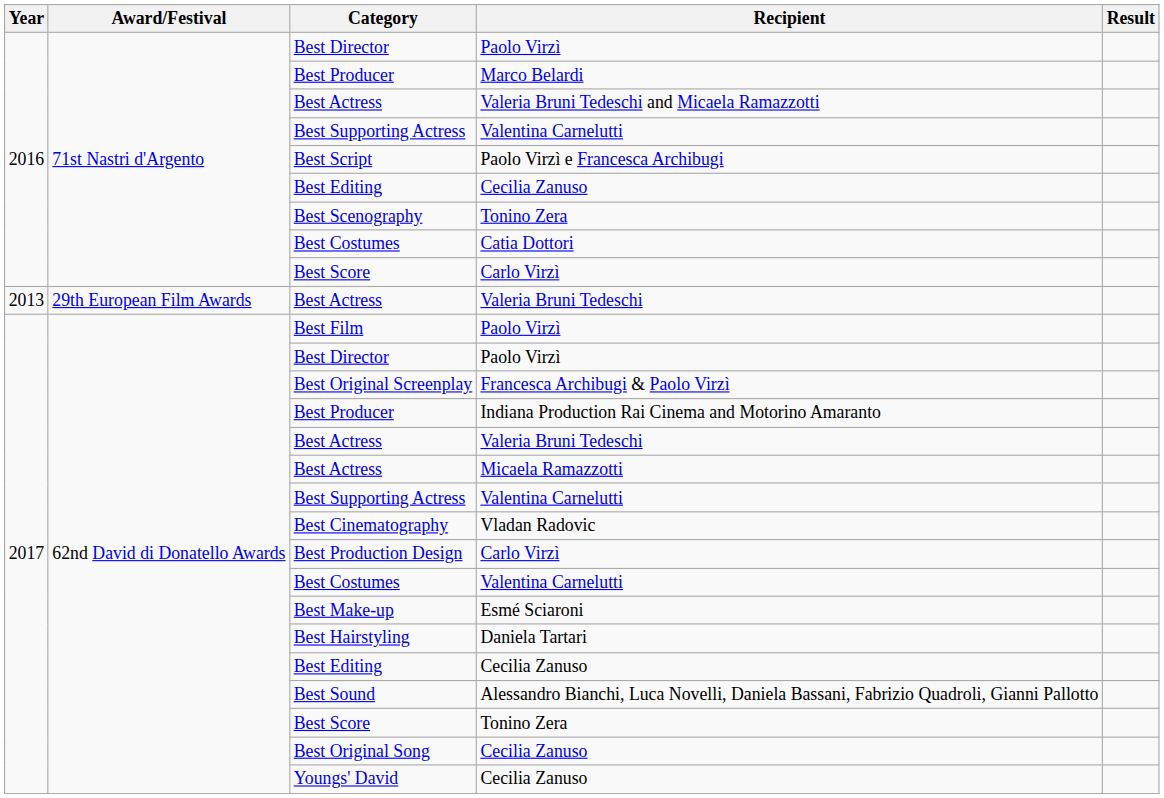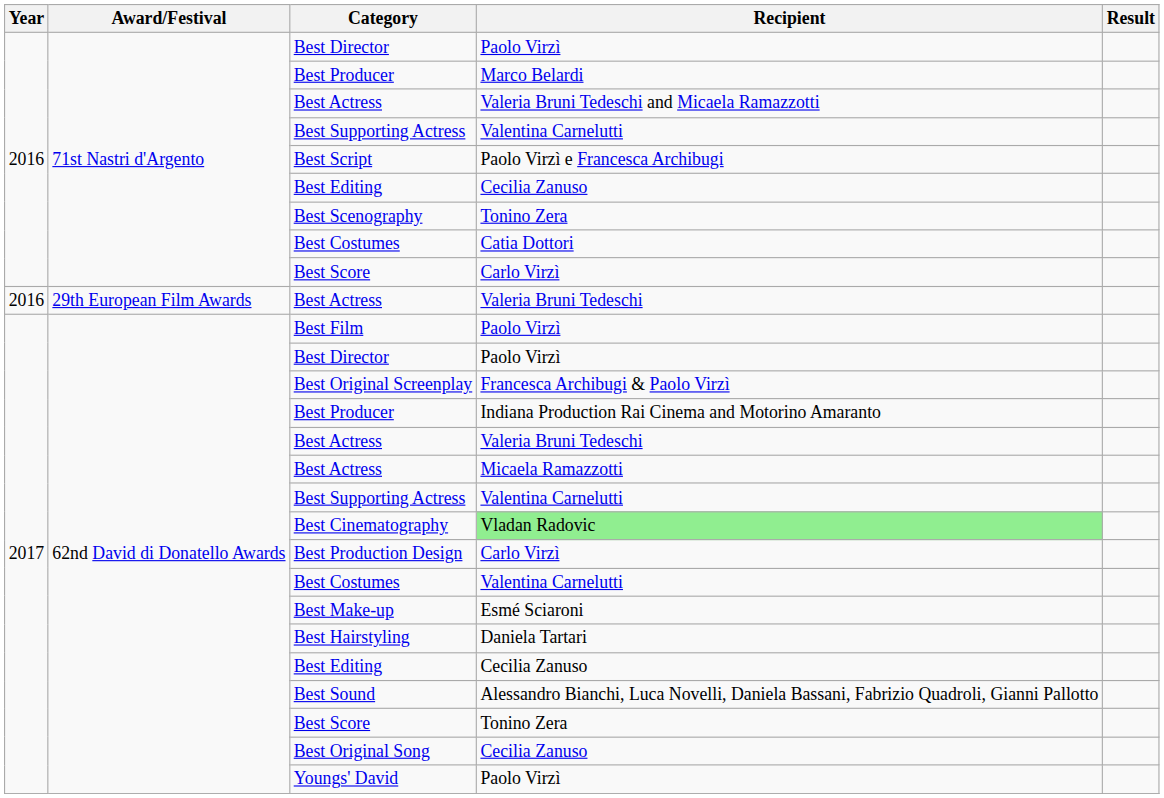(26, 300) 2013 -> (26, 300) 2016
(538, 525) no background -> (538, 525) lightgreen background
(534, 779) Cecilia Zanuso -> (520, 779) Paolo Virzì
